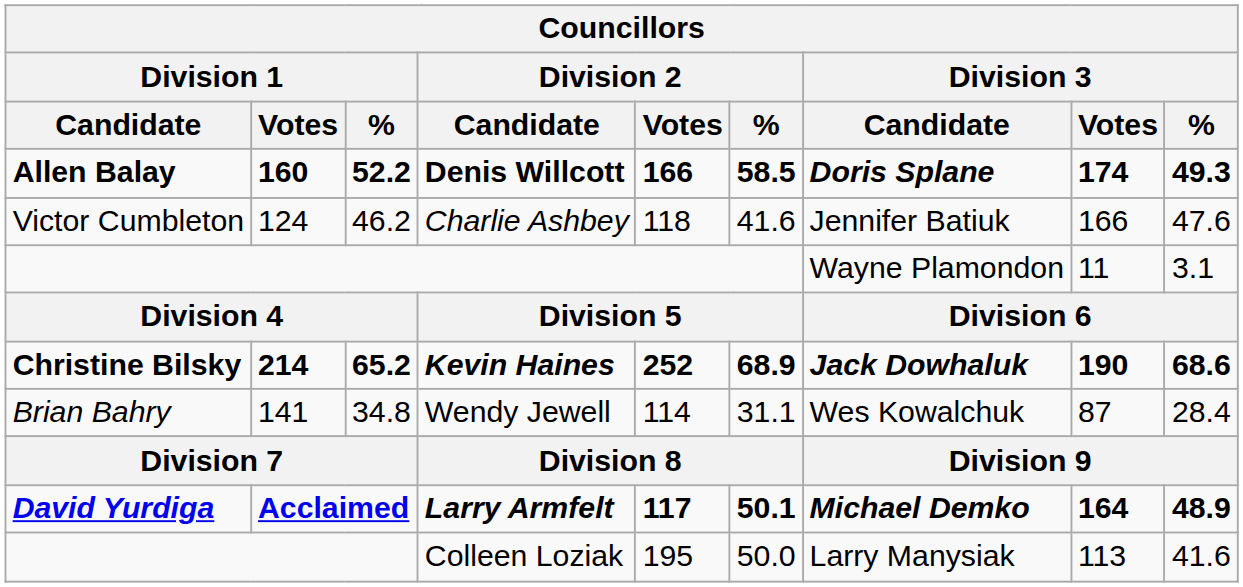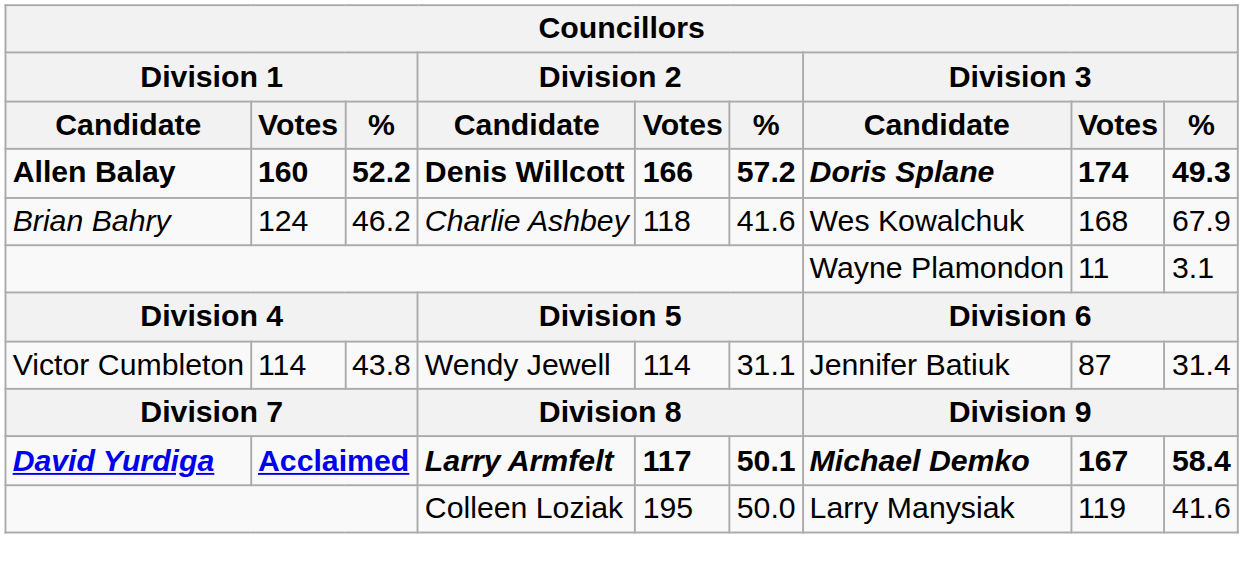(766, 172) 58.5 -> (766, 172) 57.2
(128, 220) Victor Cumbleton -> (92, 220) Brian Bahry
(910, 220) Jennifer Batiuk -> (917, 220) Wes Kowalchuk
(1103, 220) 166 -> (1103, 220) 168
(1201, 220) 47.6 -> (1201, 220) 67.9
- row: (520, 364)
(92, 412) Brian Bahry -> (128, 364) Victor Cumbleton
(283, 412) 141 -> (282, 364) 114
(381, 412) 34.8 -> (381, 364) 43.8
(917, 412) Wes Kowalchuk -> (910, 364) Jennifer Batiuk
(1201, 412) 28.4 -> (1201, 364) 31.4
(1103, 508) 164 -> (1103, 460) 167
(1201, 508) 48.9 -> (1201, 460) 58.4
(1102, 556) 113 -> (1102, 508) 119
